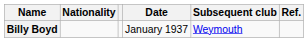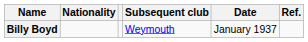columns swapped: (157, 12) <-> (235, 12)
